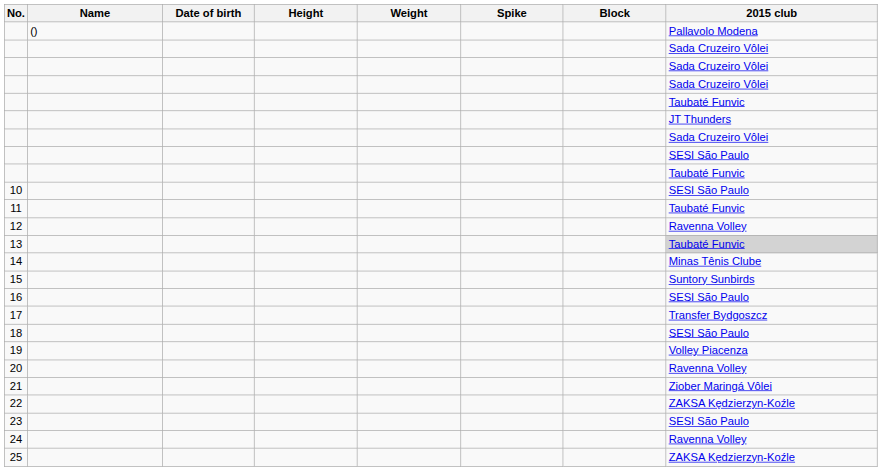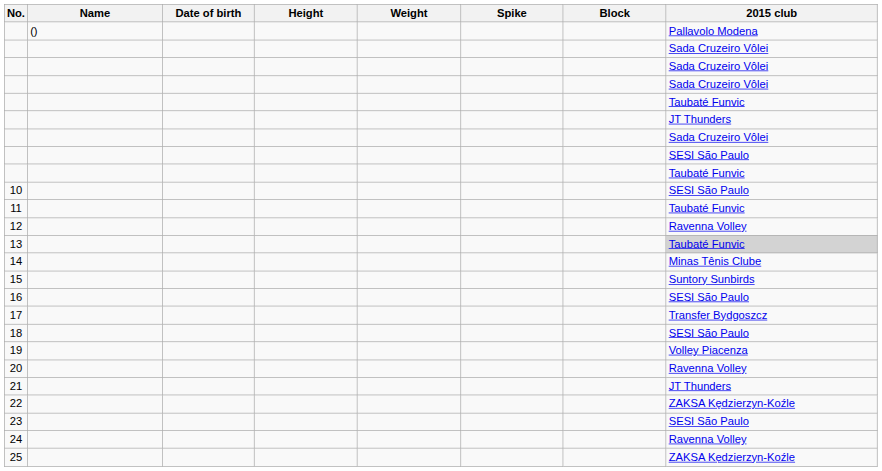(720, 386) Ziober Maringá Vôlei -> (700, 386) JT Thunders
